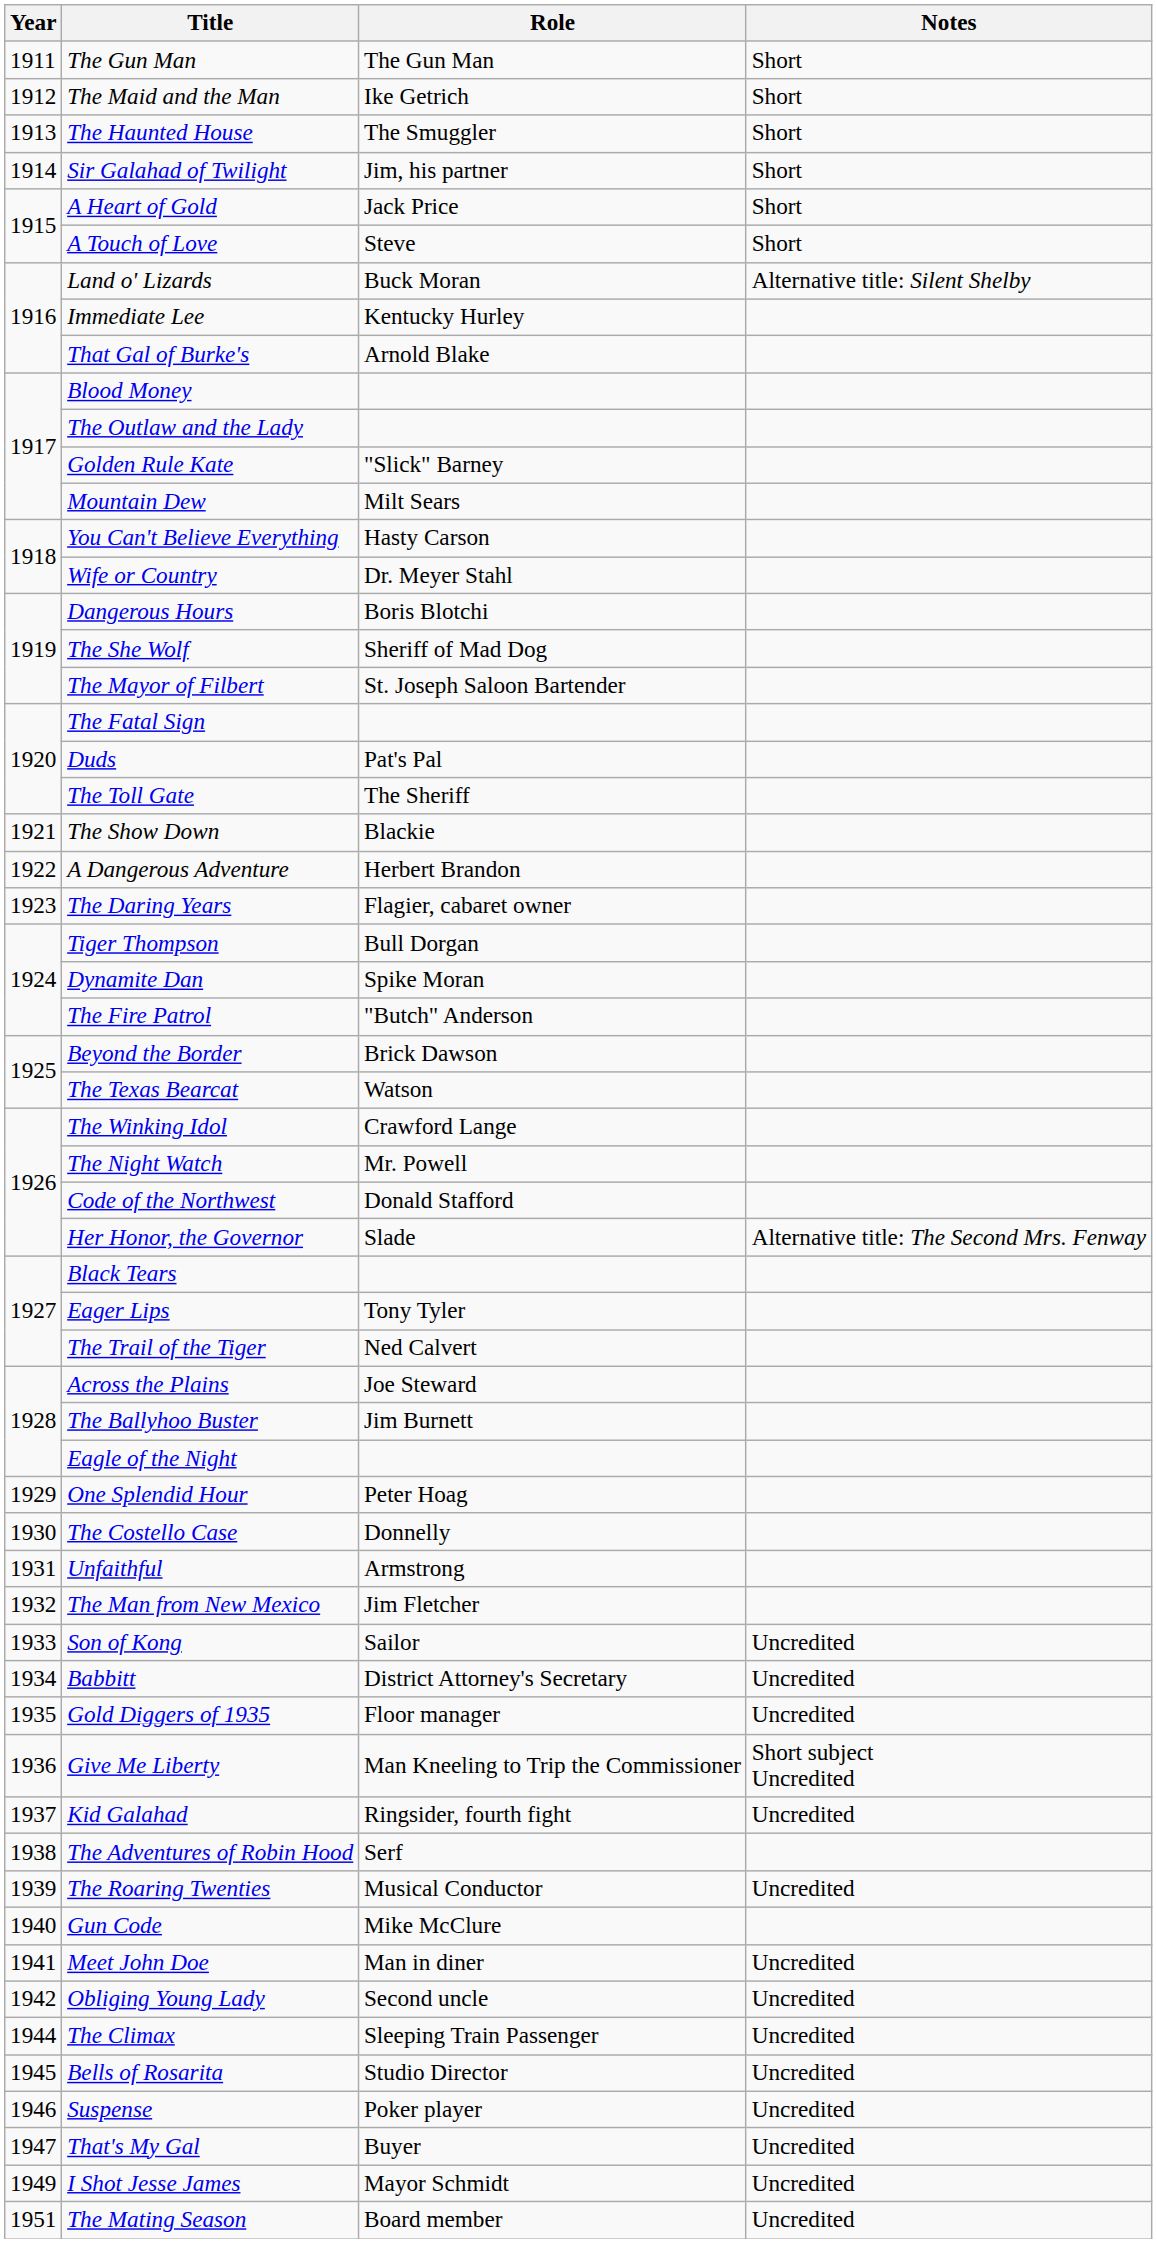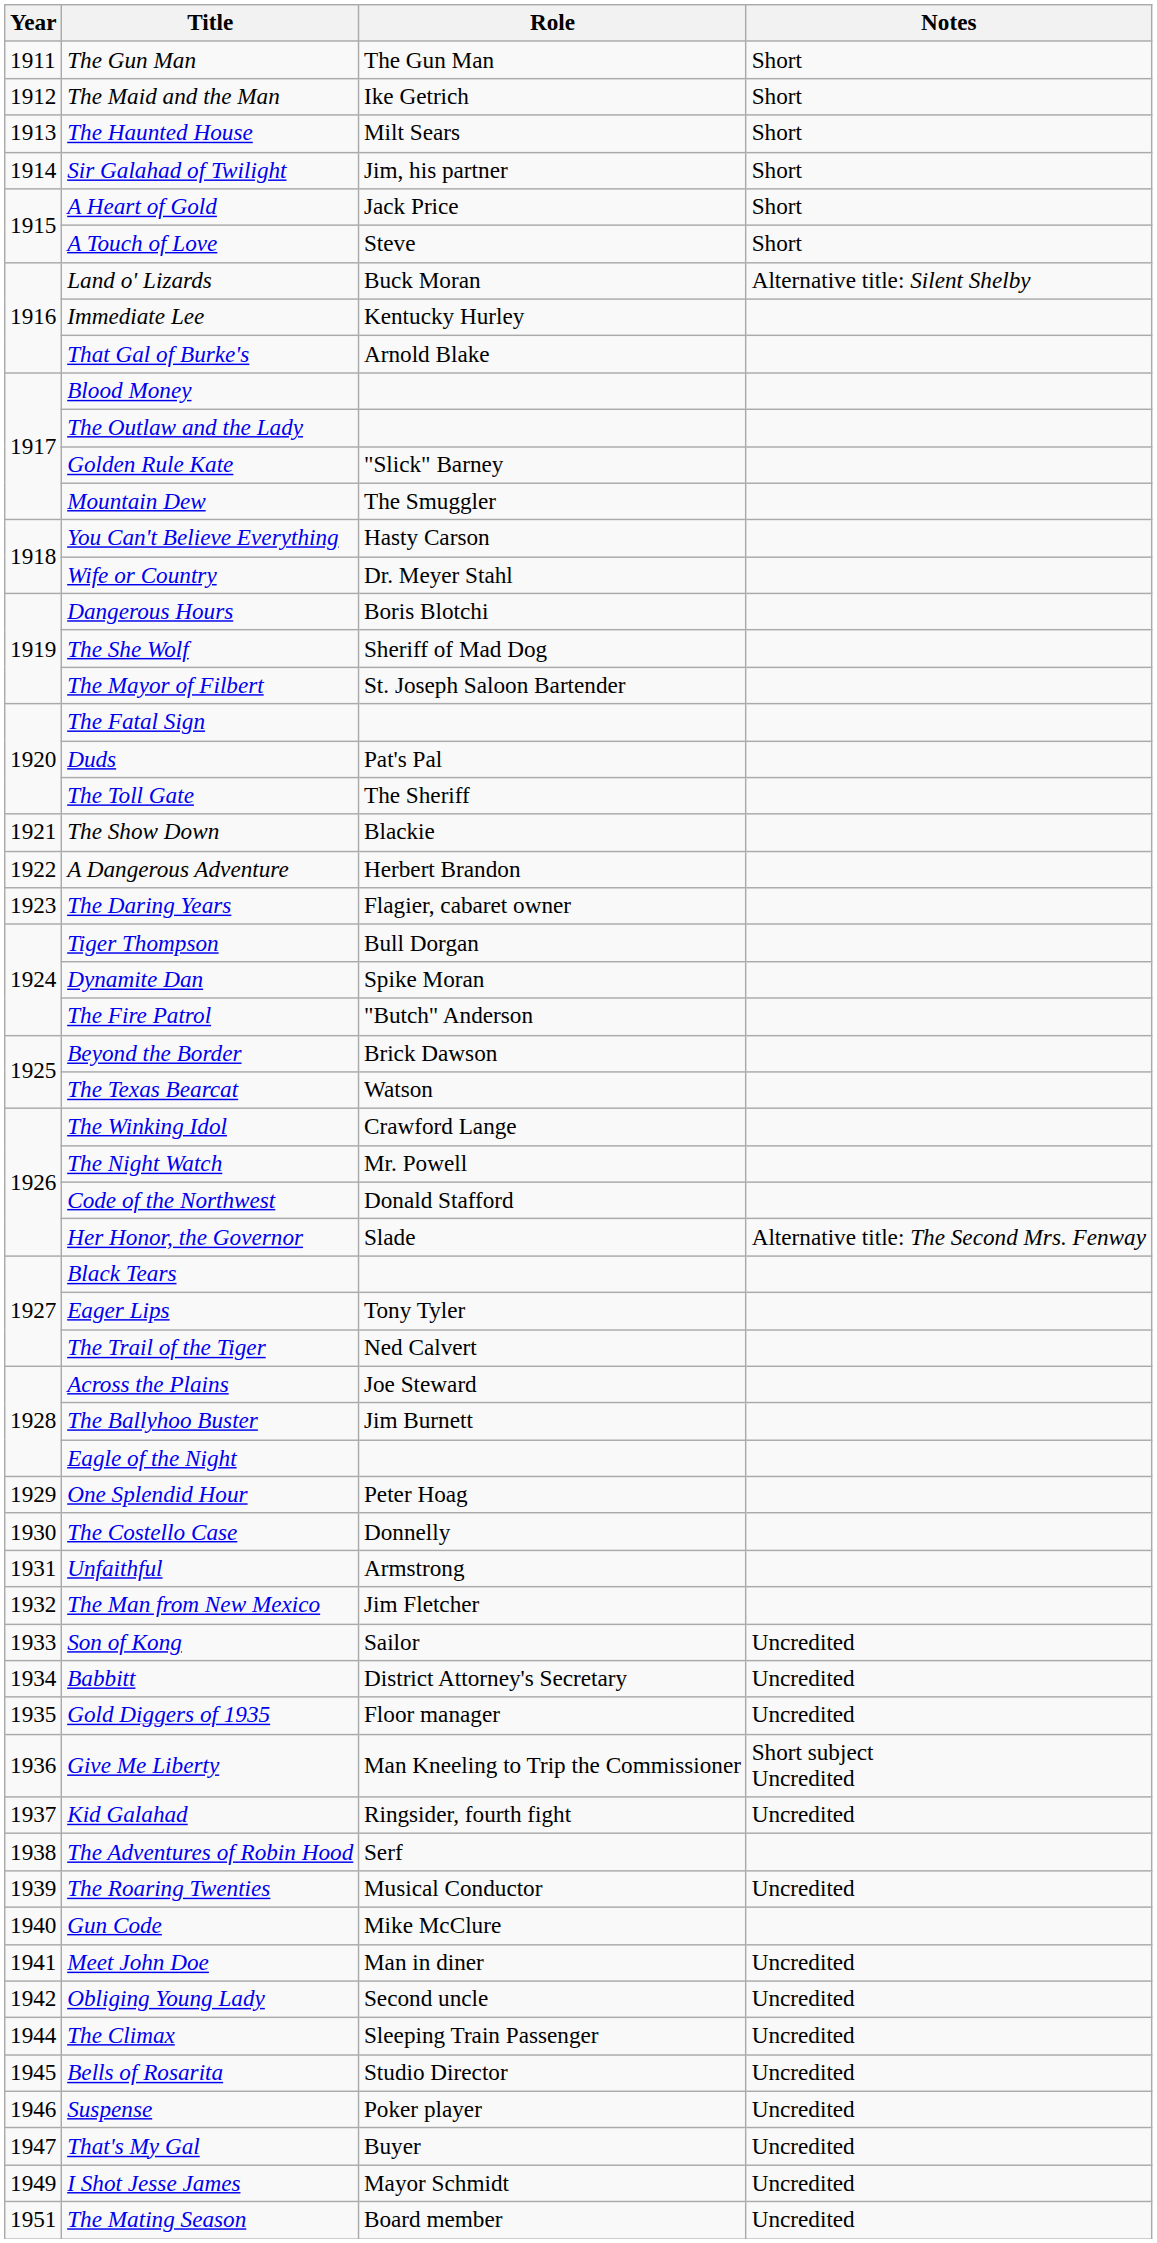(430, 133) The Smuggler -> (412, 133) Milt Sears
(412, 501) Milt Sears -> (430, 501) The Smuggler
